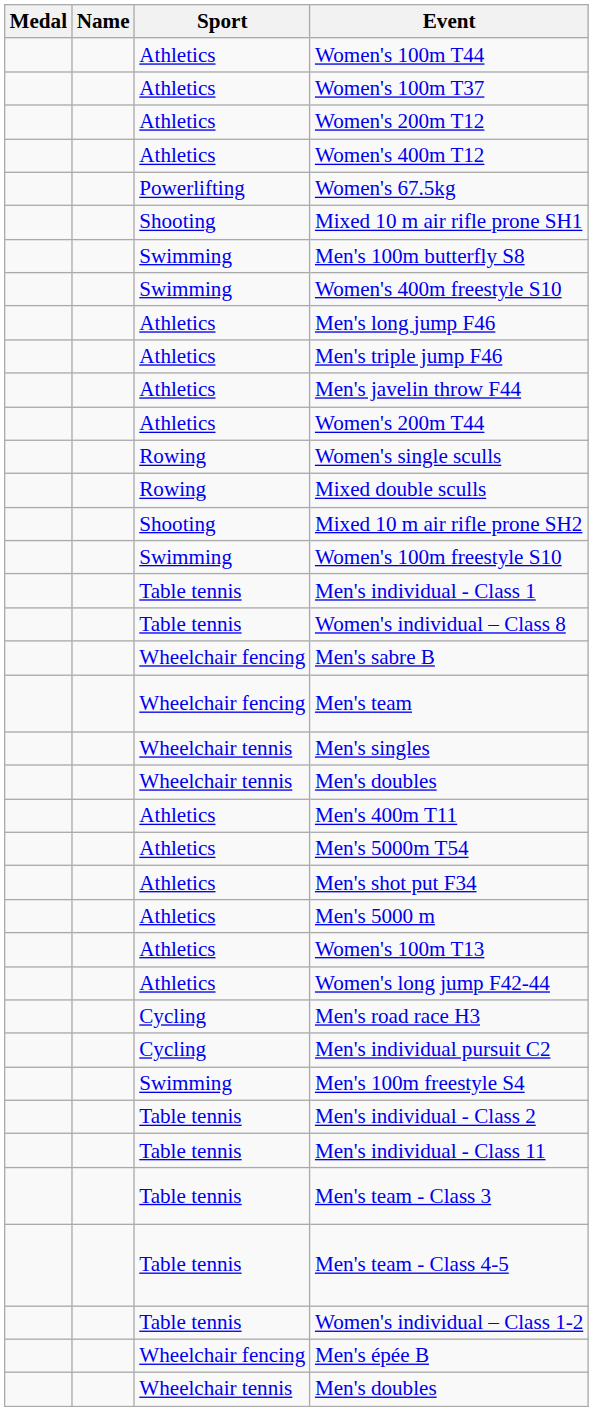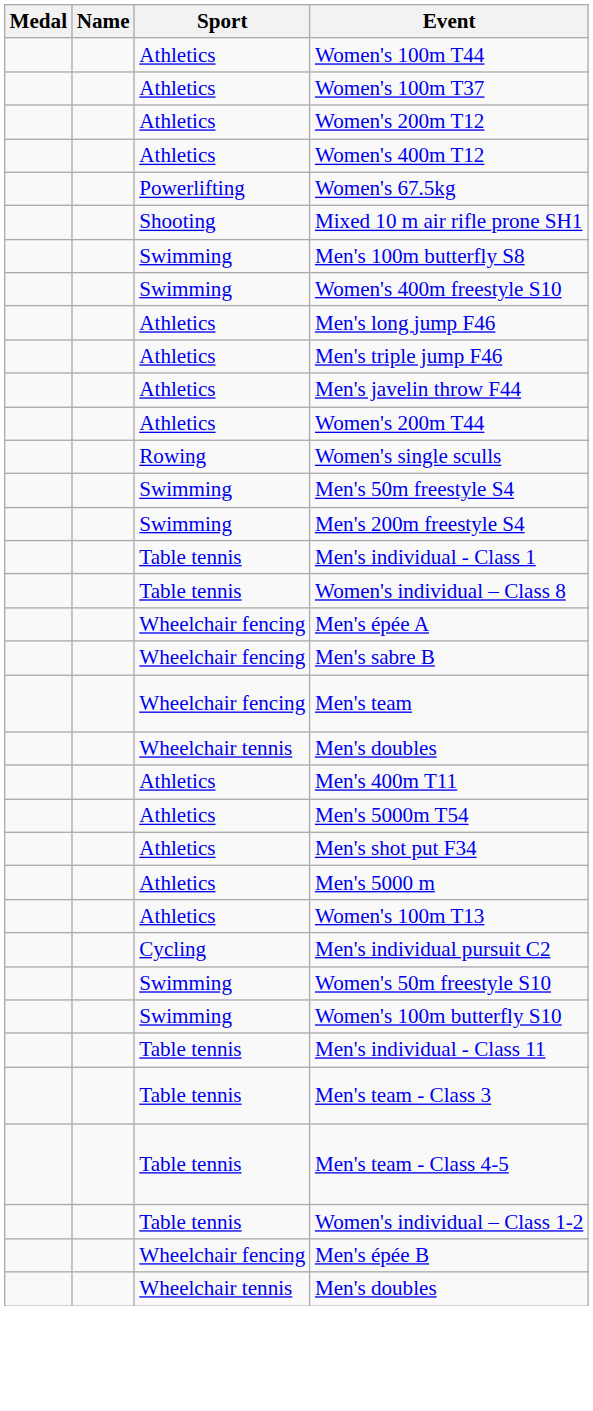- row: (173, 490)
- row: (177, 523)
+ row: (186, 490)
+ row: (186, 523)
- row: (186, 557)
+ row: (222, 624)
- row: (216, 748)
- row: (177, 982)
- row: (173, 1016)
- row: (186, 1083)
+ row: (186, 982)
+ row: (186, 1016)
- row: (190, 1116)
